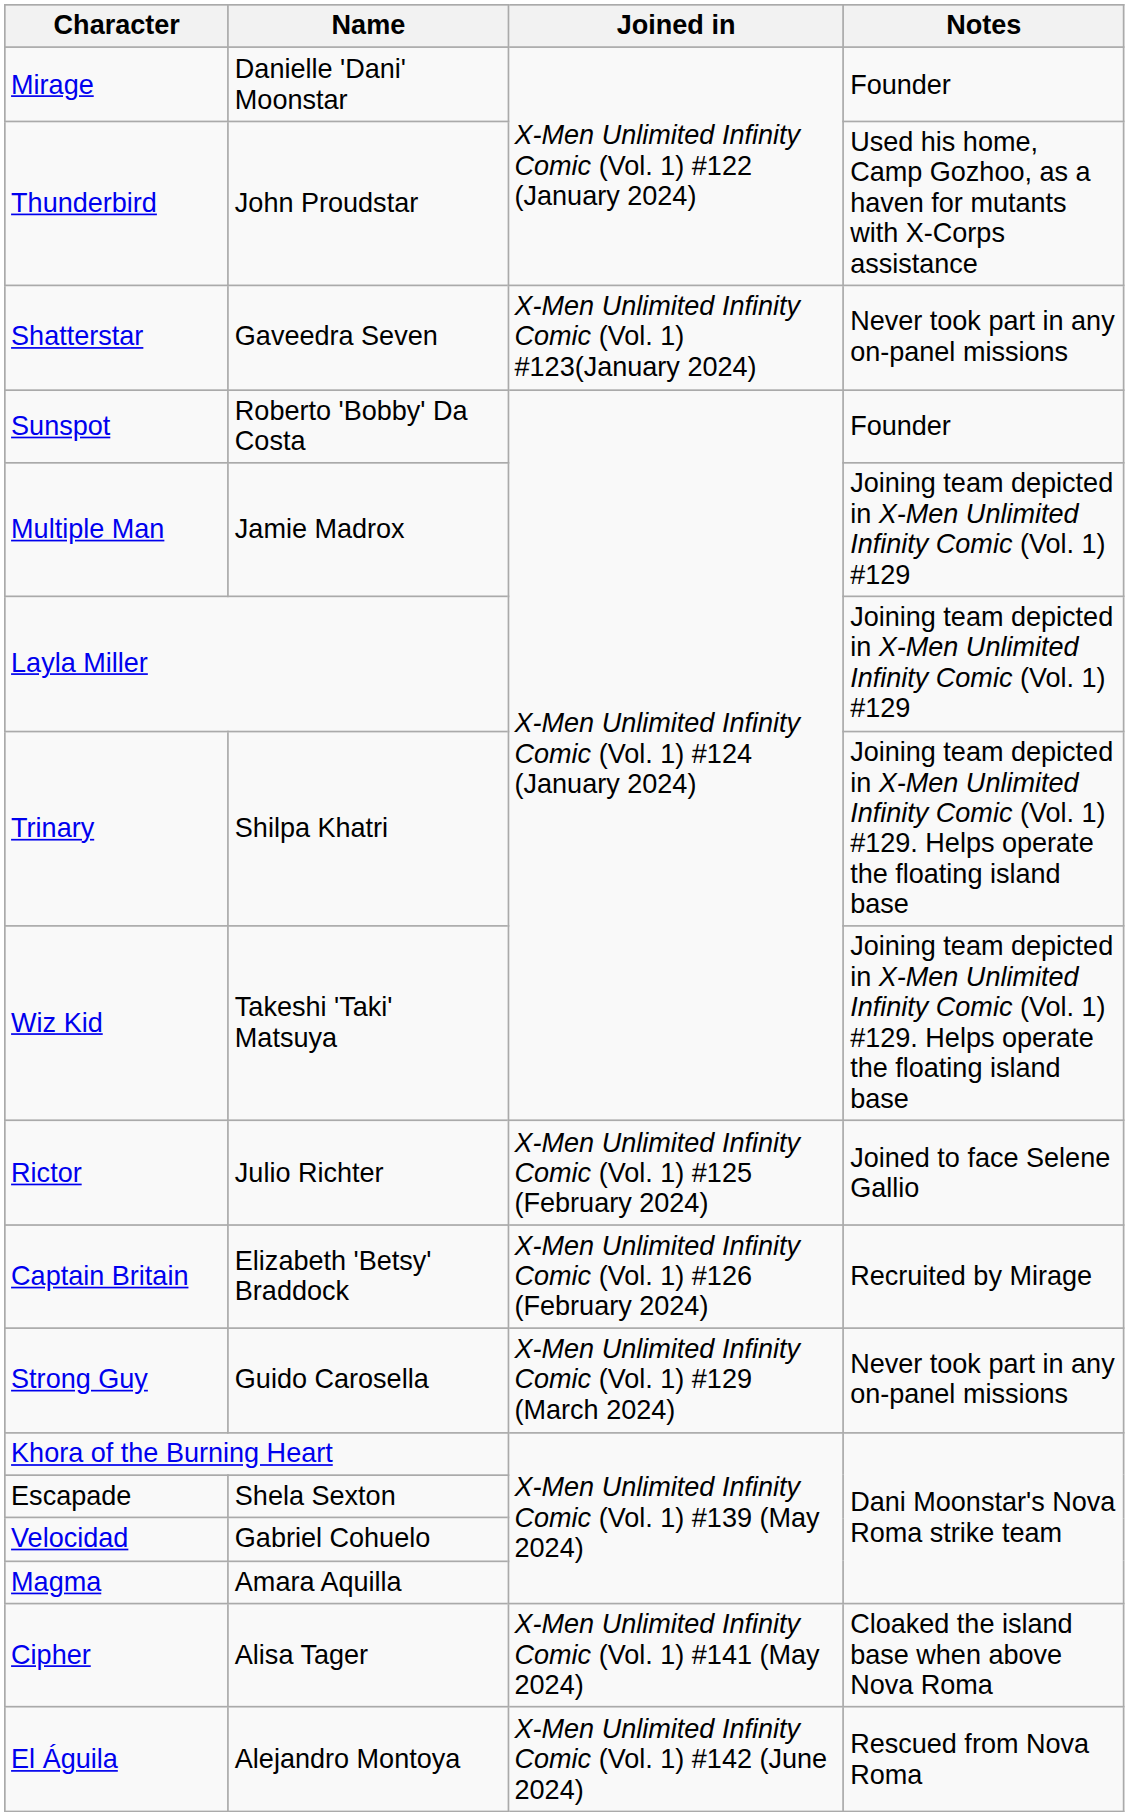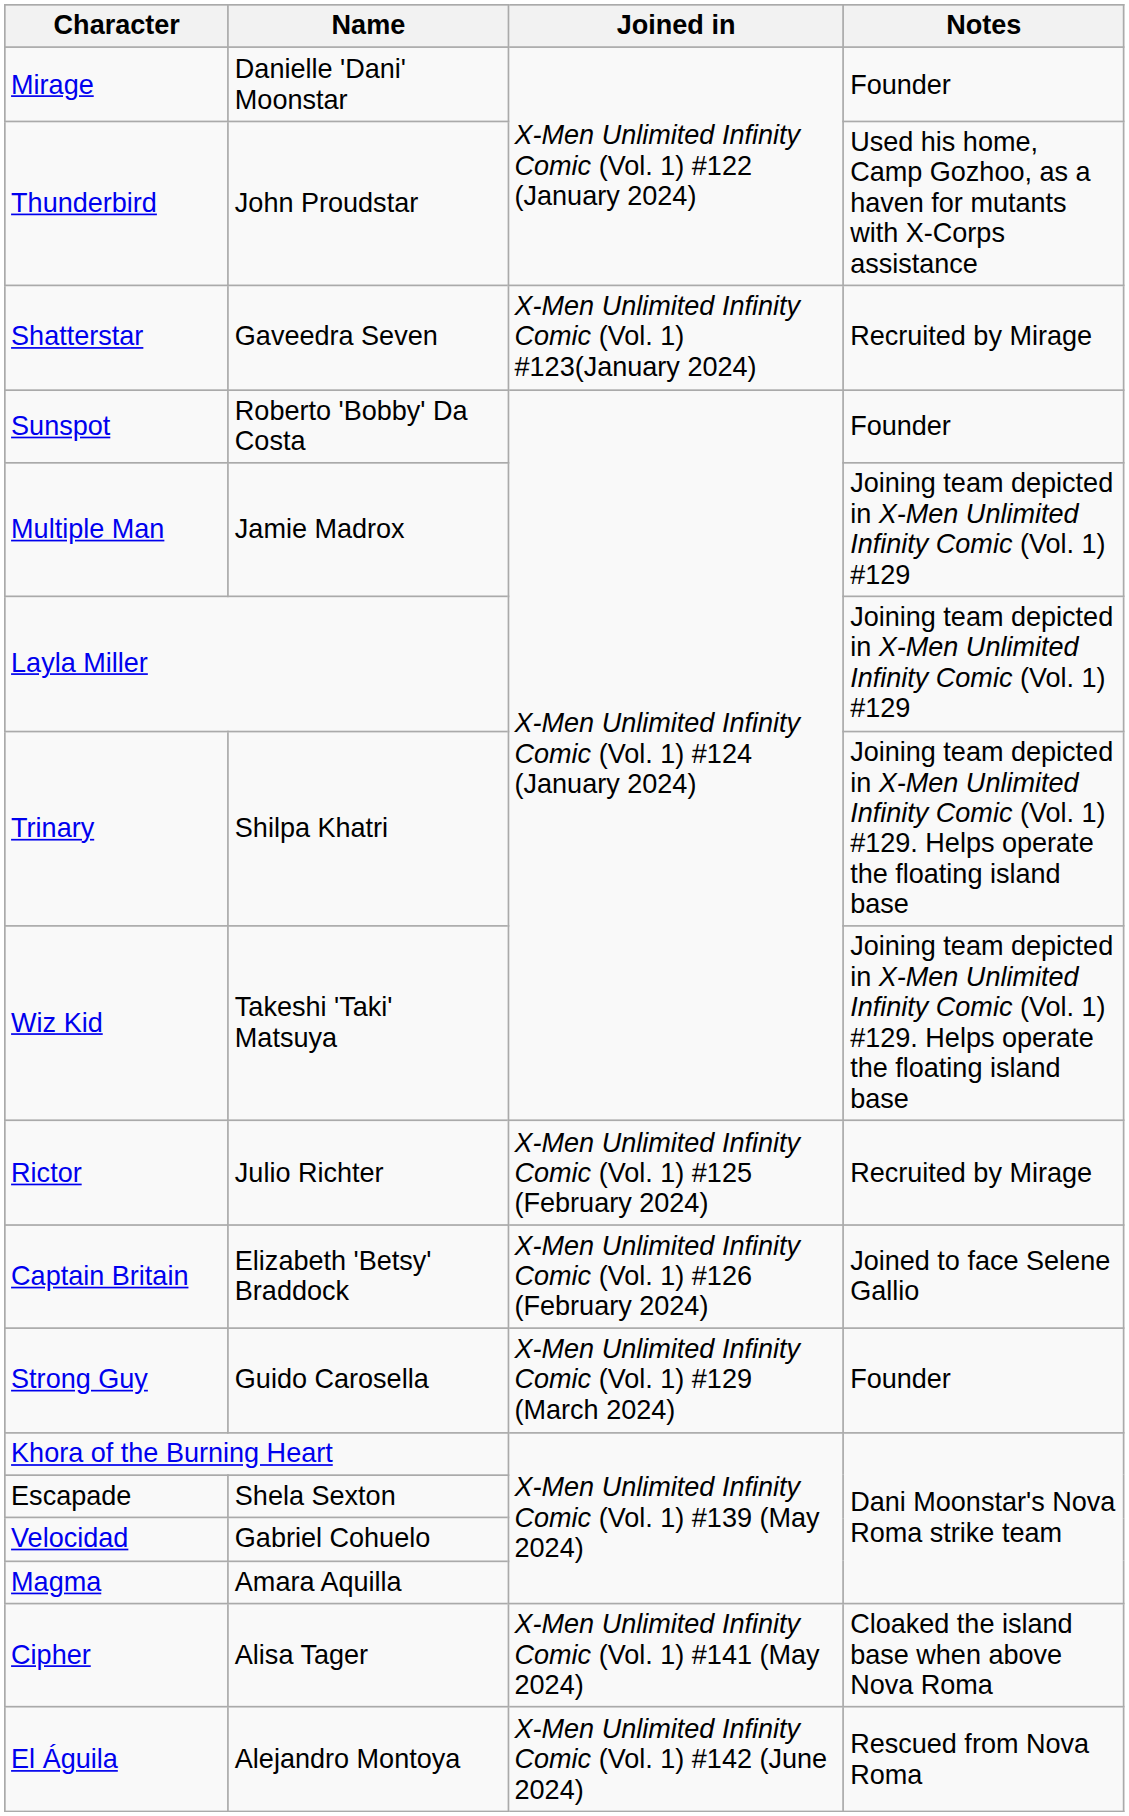(982, 337) Never took part in any on-panel missions -> (971, 337) Recruited by Mirage
(980, 1172) Joined to face Selene Gallio -> (971, 1172) Recruited by Mirage
(971, 1276) Recruited by Mirage -> (980, 1276) Joined to face Selene Gallio
(982, 1379) Never took part in any on-panel missions -> (900, 1379) Founder
